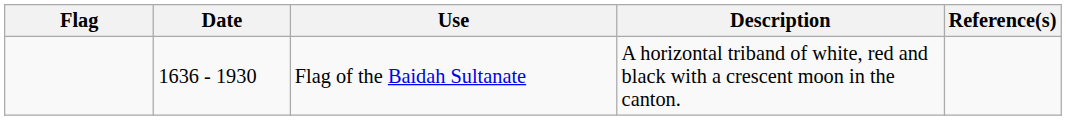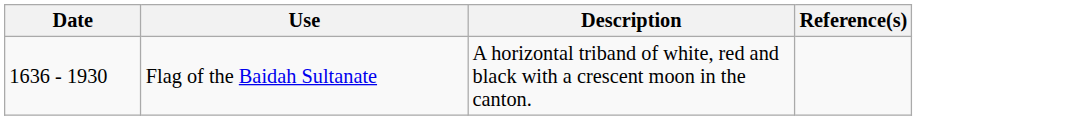- column: (79, 20)
